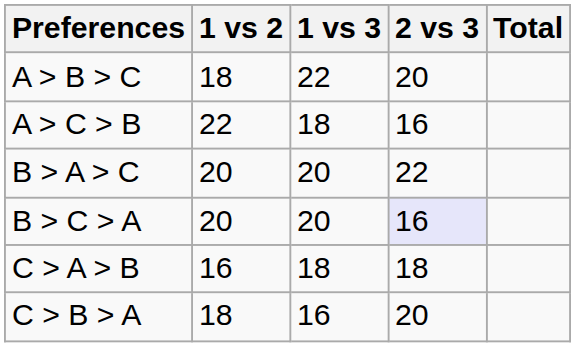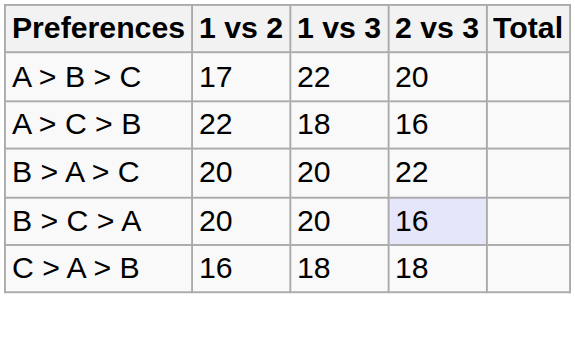(216, 76) 18 -> (216, 76) 17
- row: (77, 316)
